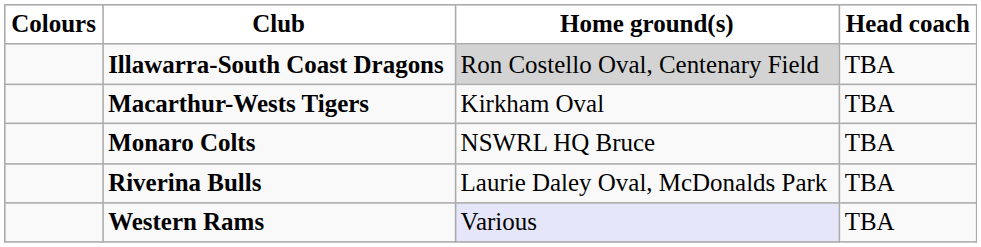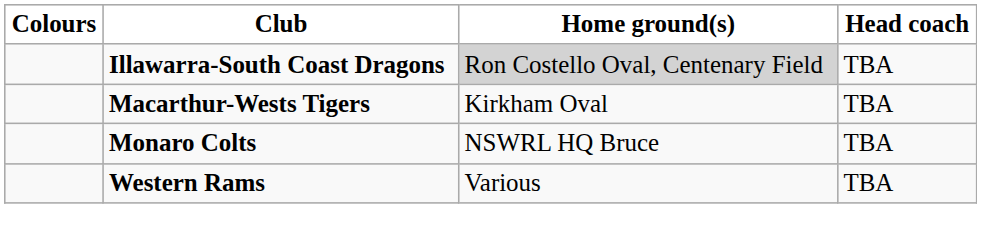- row: (185, 182)
(499, 222) lavender background -> (503, 182) no background
